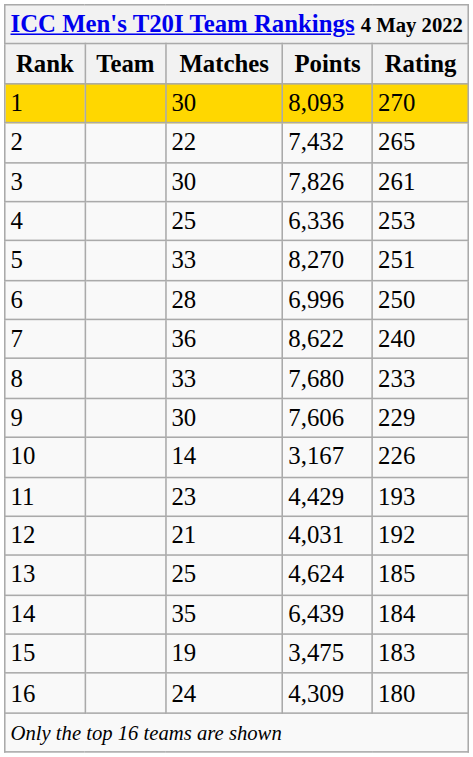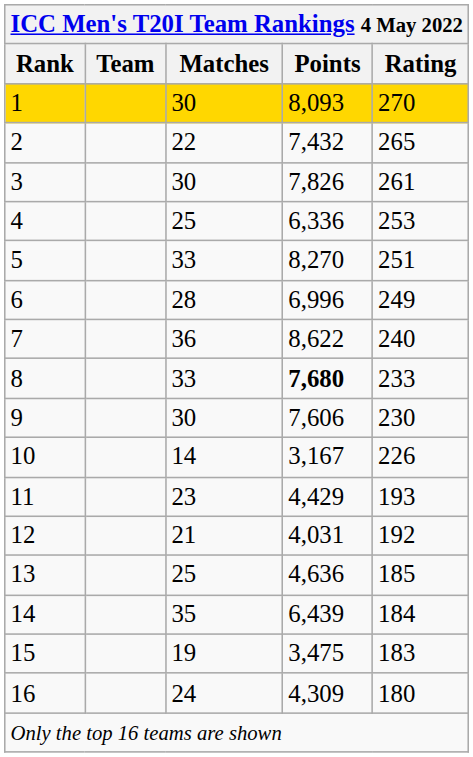(397, 299) 250 -> (397, 299) 249
(316, 378) normal -> (316, 378) bold
(397, 417) 229 -> (397, 417) 230
(316, 574) 4,624 -> (316, 574) 4,636
